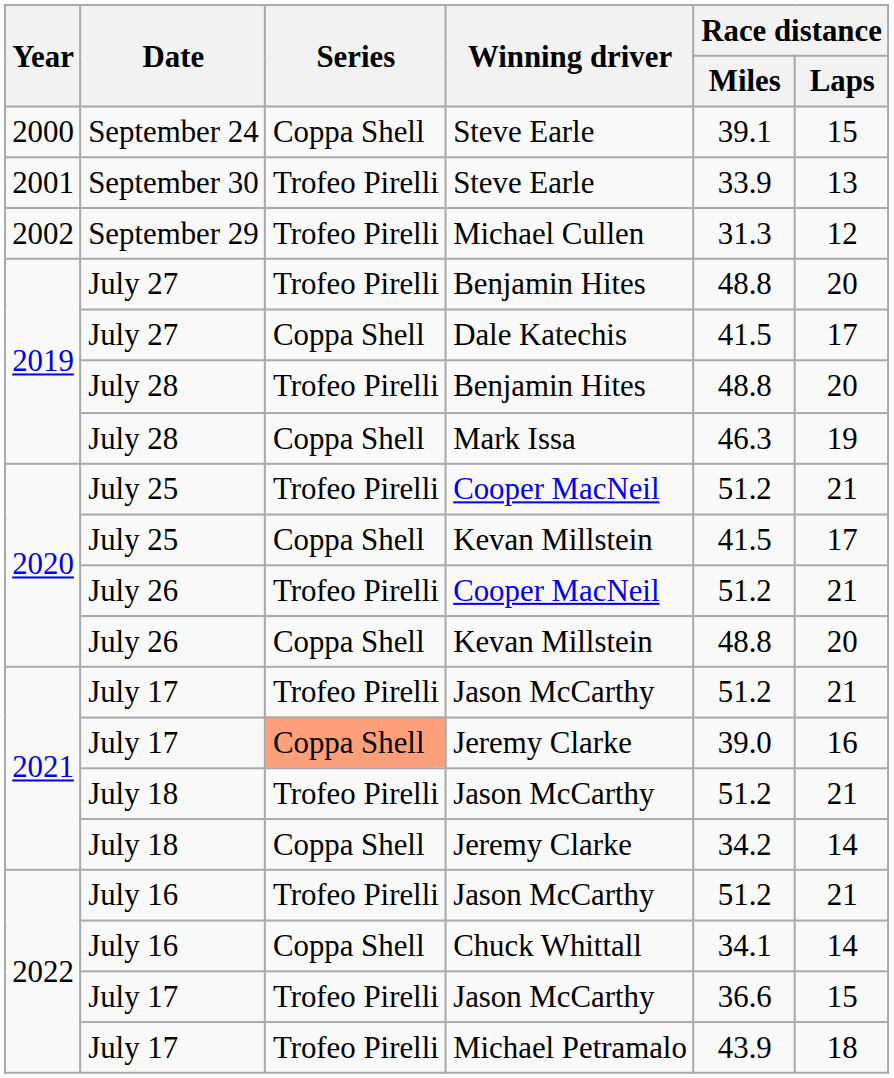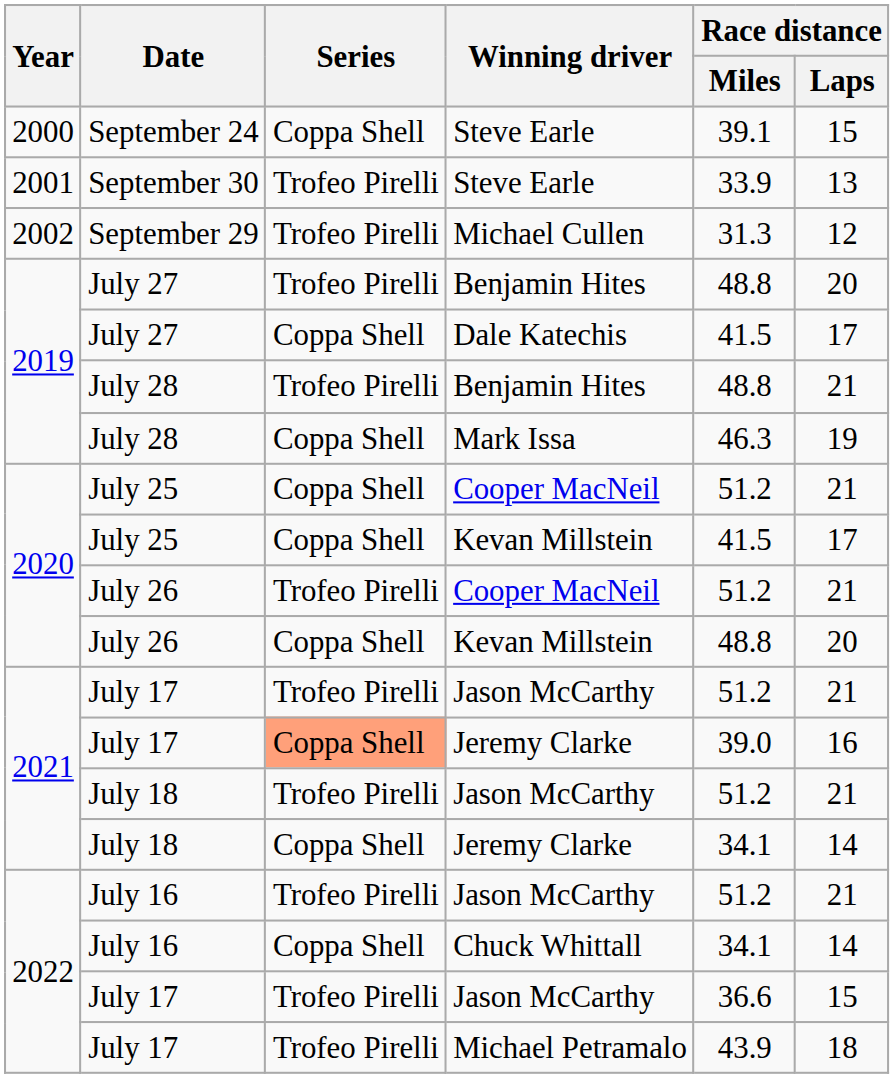(842, 386) 20 -> (842, 386) 21
(356, 488) Trofeo Pirelli -> (349, 488) Coppa Shell
(745, 844) 34.2 -> (745, 844) 34.1
